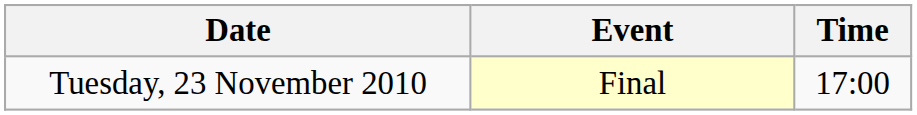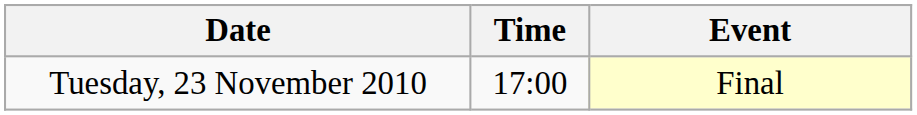columns swapped: (853, 30) <-> (632, 30)
